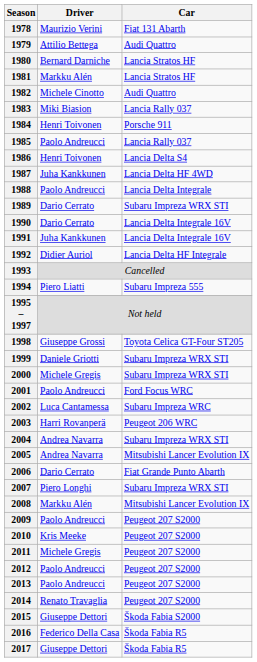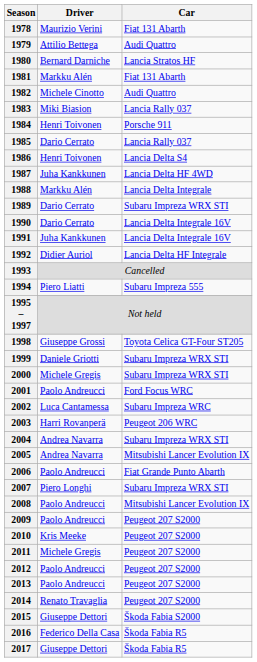(160, 77) Lancia Stratos HF -> (155, 77) Fiat 131 Abarth
(73, 142) Paolo Andreucci -> (67, 142) Dario Cerrato
(73, 190) Paolo Andreucci -> (66, 190) Markku Alén
(67, 472) Dario Cerrato -> (73, 472) Paolo Andreucci
(66, 504) Markku Alén -> (73, 504) Paolo Andreucci
